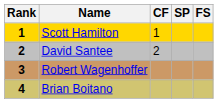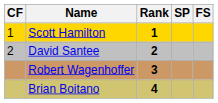columns swapped: (22, 13) <-> (161, 13)
